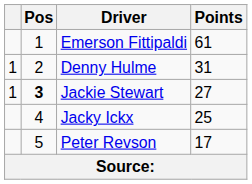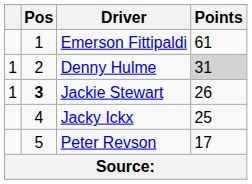(203, 67) no background -> (203, 67) lightgrey background
(203, 92) 27 -> (203, 92) 26
